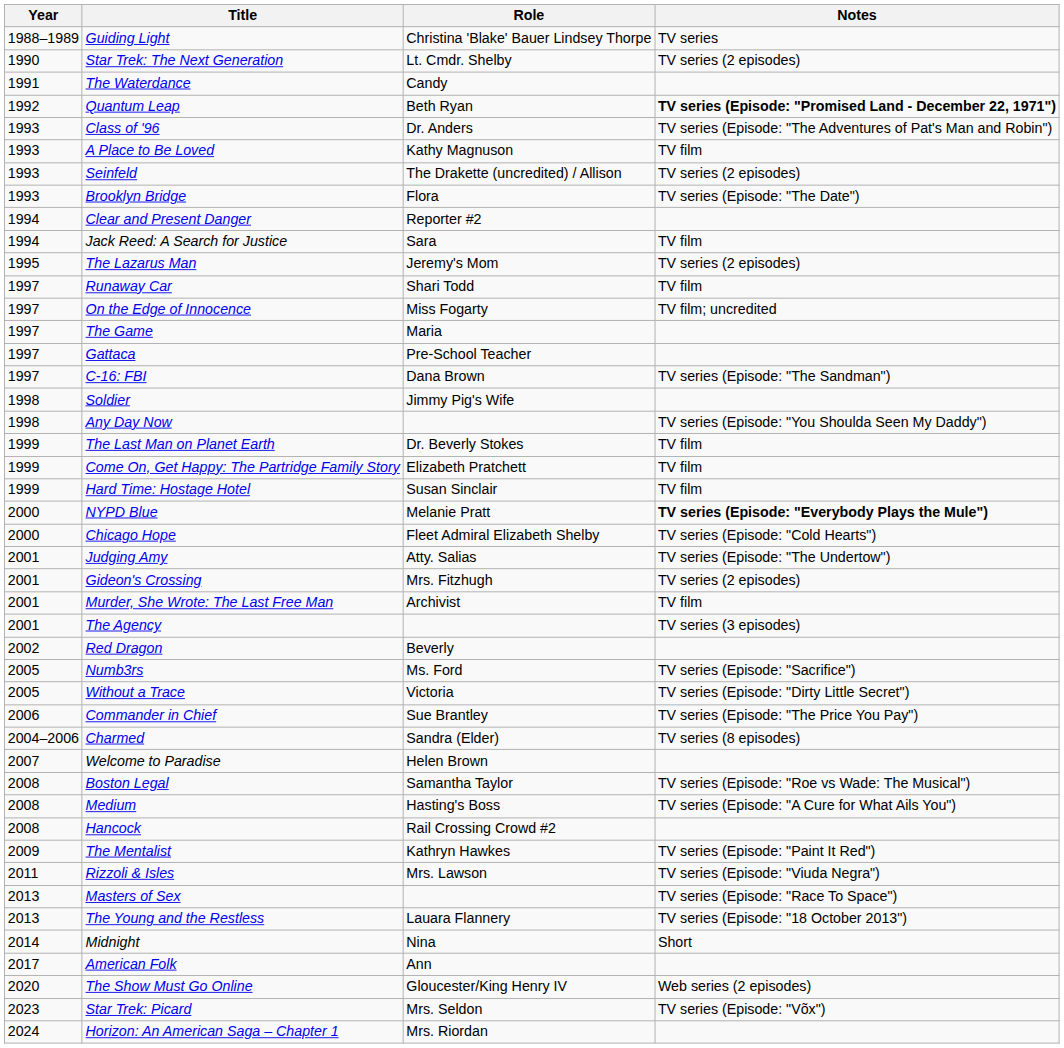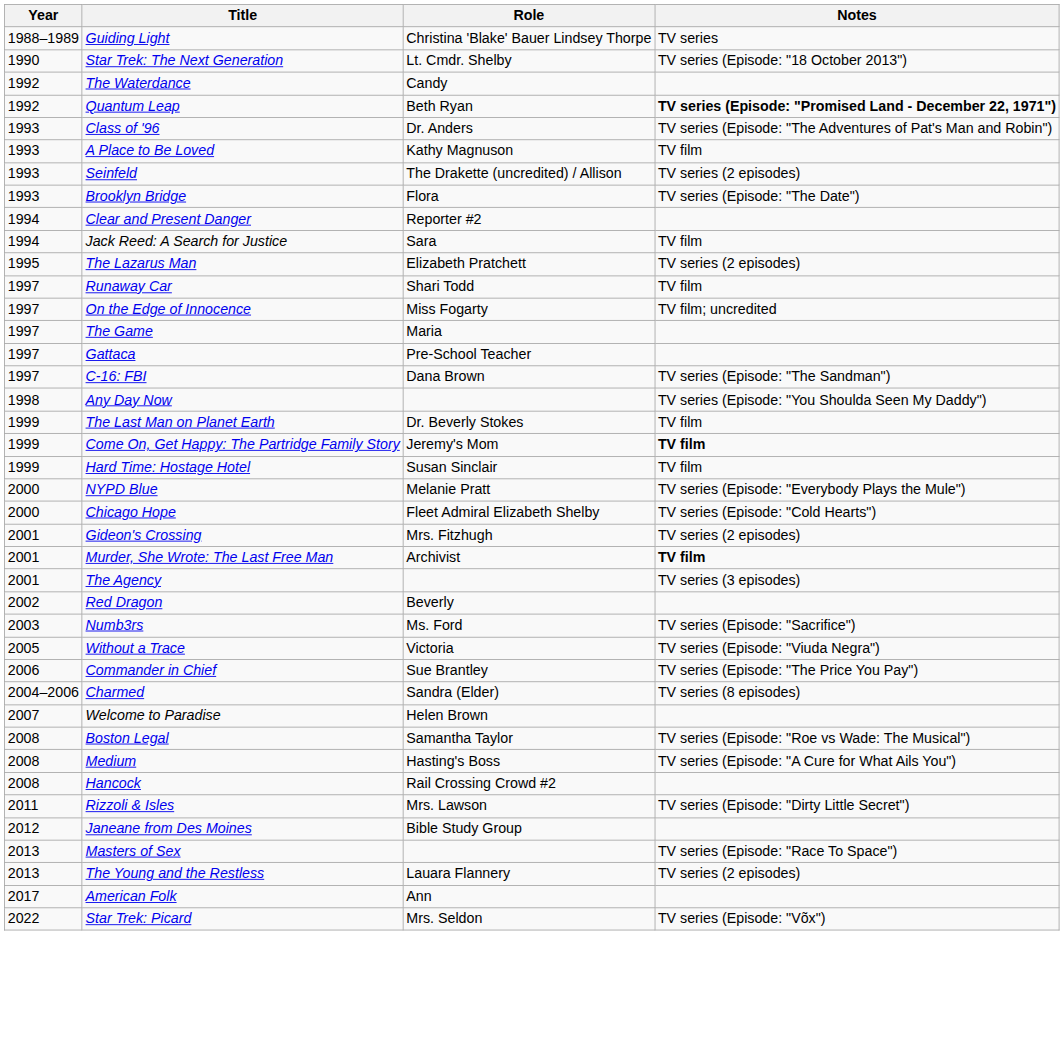(729, 60) TV series (2 episodes) -> (782, 60) TV series (Episode: "18 October 2013")
(24, 83) 1991 -> (24, 83) 1992
(452, 264) Jeremy's Mom -> (466, 264) Elizabeth Pratchett
- row: (108, 399)
(466, 467) Elizabeth Pratchett -> (452, 444) Jeremy's Mom
(680, 467) normal -> (682, 444) bold
(823, 512) bold -> (812, 490) normal
- row: (126, 557)
(680, 602) normal -> (682, 557) bold
(24, 670) 2005 -> (24, 625) 2003
(784, 693) TV series (Episode: "Dirty Little Secret") -> (769, 648) TV series (Episode: "Viuda Negra")
- row: (128, 851)
(769, 873) TV series (Episode: "Viuda Negra") -> (784, 806) TV series (Episode: "Dirty Little Secret")
+ row: (169, 828)
(782, 919) TV series (Episode: "18 October 2013") -> (729, 873) TV series (2 episodes)
- row: (112, 941)
- row: (169, 986)
(24, 1009) 2023 -> (24, 919) 2022
- row: (212, 1032)
